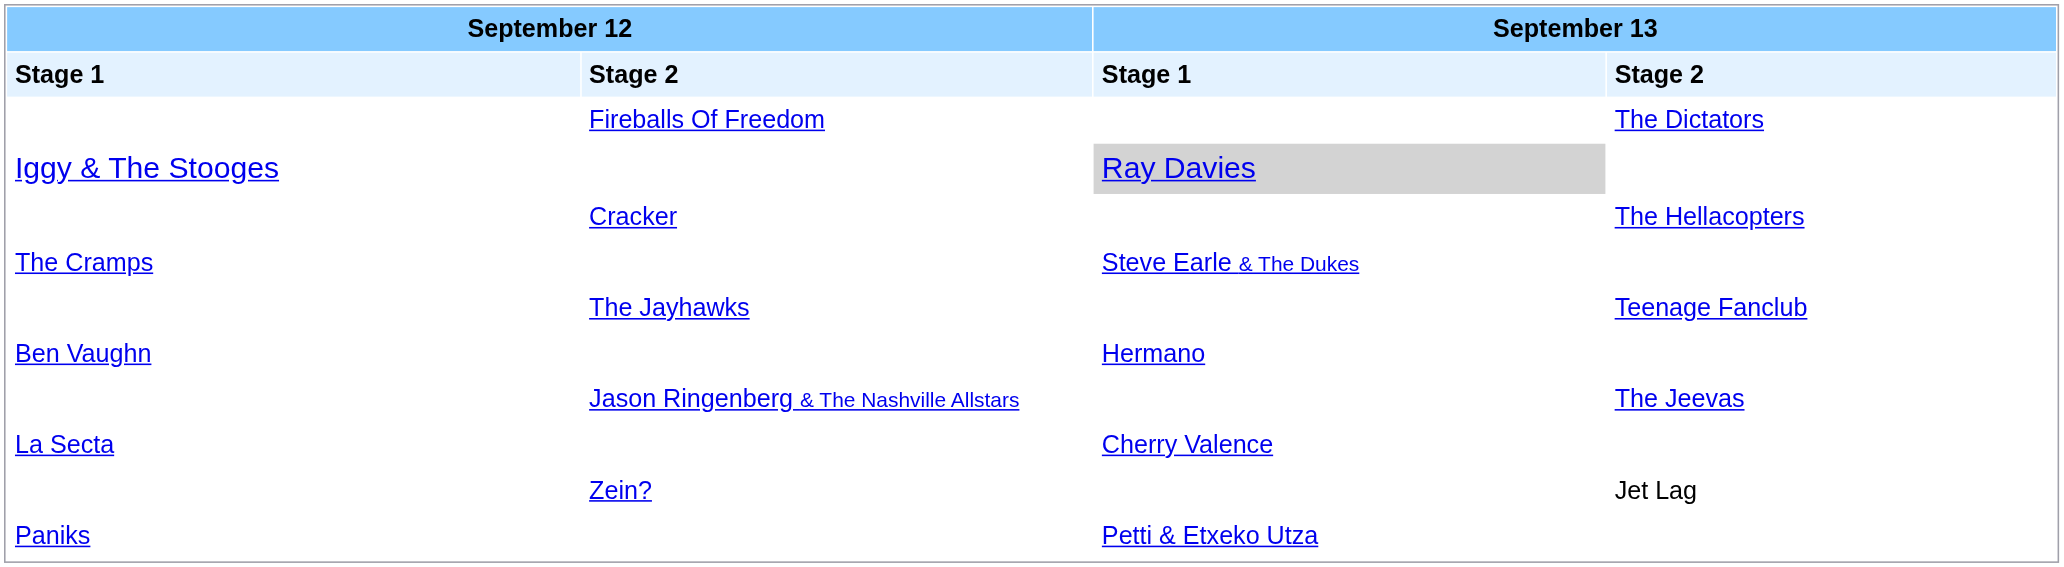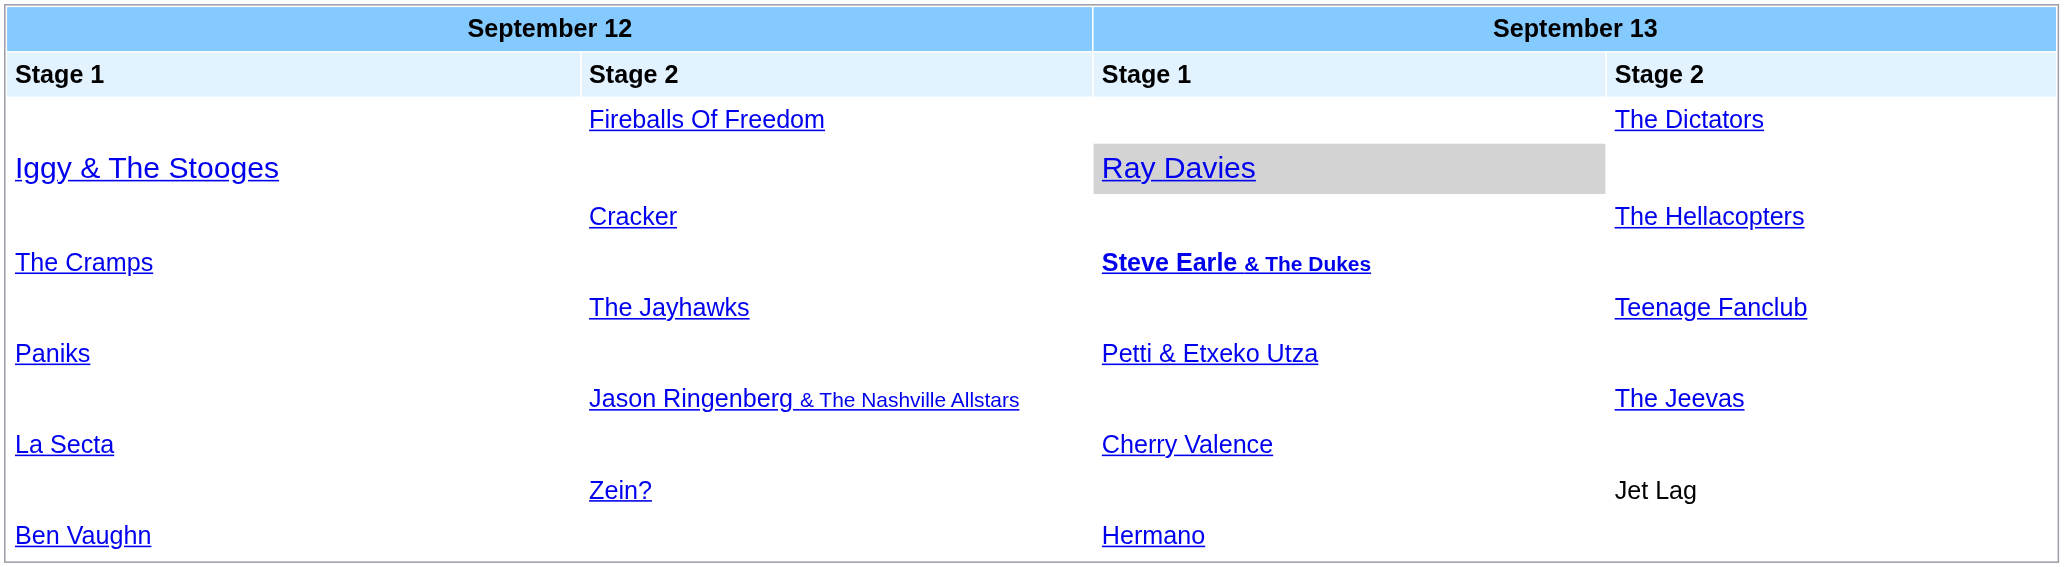(1231, 262) normal -> (1236, 262) bold
rows swapped: (83, 353) <-> (53, 535)
